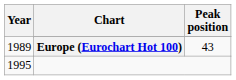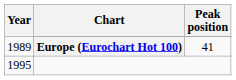(208, 46) 43 -> (208, 46) 41
